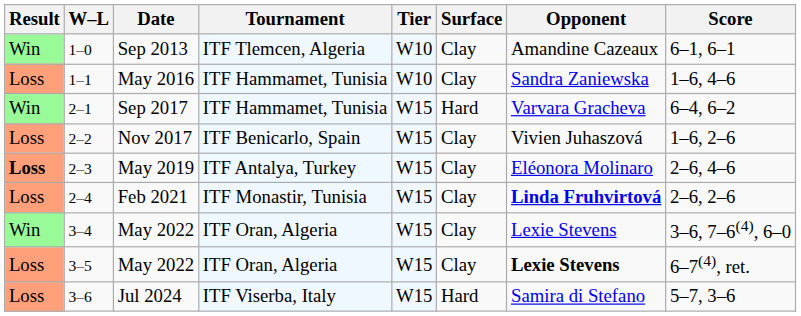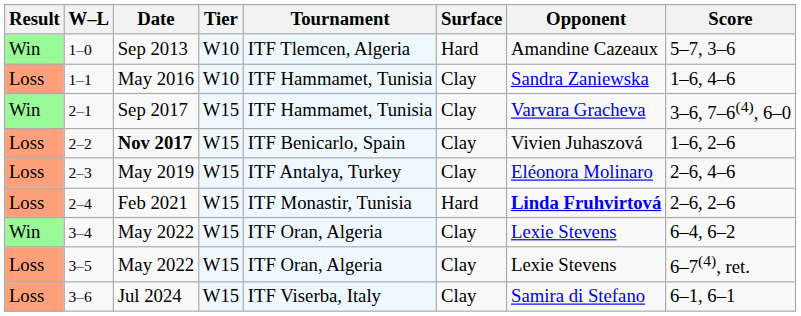columns swapped: (295, 19) <-> (414, 19)
(459, 49) Clay -> (460, 49) Hard
(703, 49) 6–1, 6–1 -> (703, 49) 5–7, 3–6
(460, 108) Hard -> (459, 110) Clay
(703, 108) 6–4, 6–2 -> (731, 110) 3–6, 7–6(4), 6–0
(155, 138) normal -> (155, 143) bold
(27, 167) bold -> (27, 172) normal
(459, 197) Clay -> (460, 202) Hard
(731, 229) 3–6, 7–6(4), 6–0 -> (703, 232) 6–4, 6–2
(565, 264) bold -> (564, 264) normal
(460, 296) Hard -> (459, 296) Clay
(703, 296) 5–7, 3–6 -> (703, 296) 6–1, 6–1
